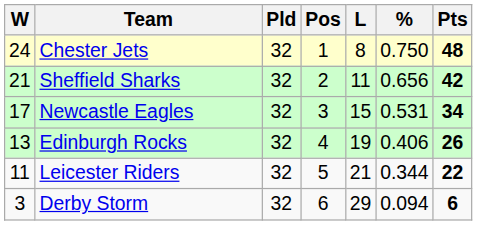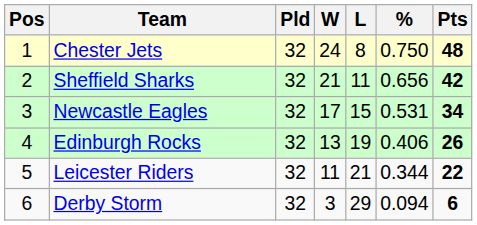columns swapped: (323, 19) <-> (20, 19)
